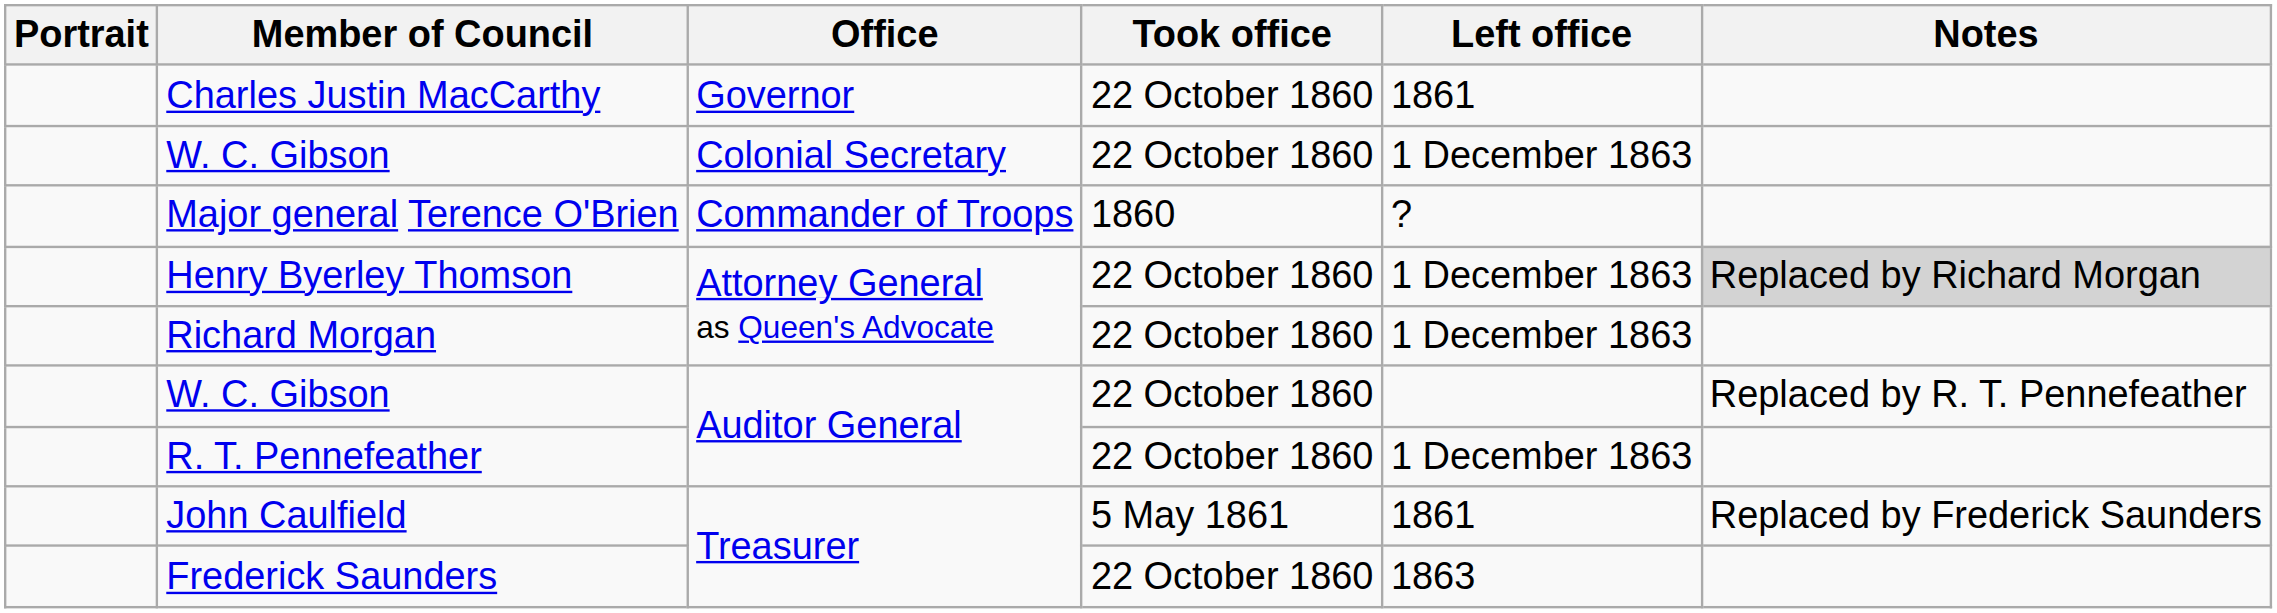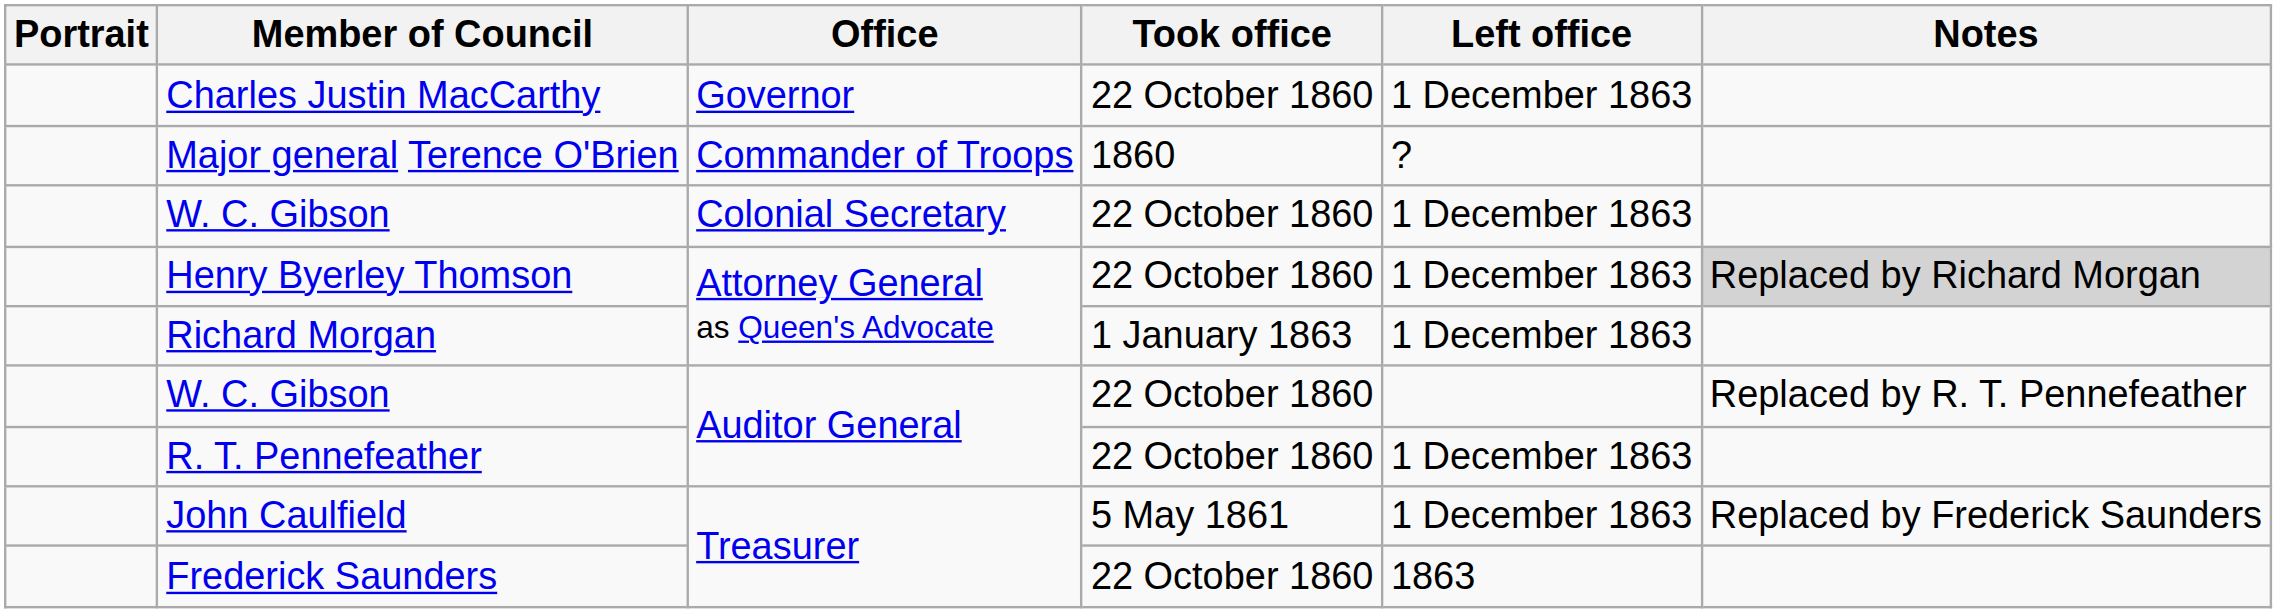(1433, 94) 1861 -> (1542, 94) 1 December 1863
rows swapped: (278, 154) <-> (422, 214)
(1232, 335) 22 October 1860 -> (1222, 335) 1 January 1863
(1433, 515) 1861 -> (1542, 515) 1 December 1863
